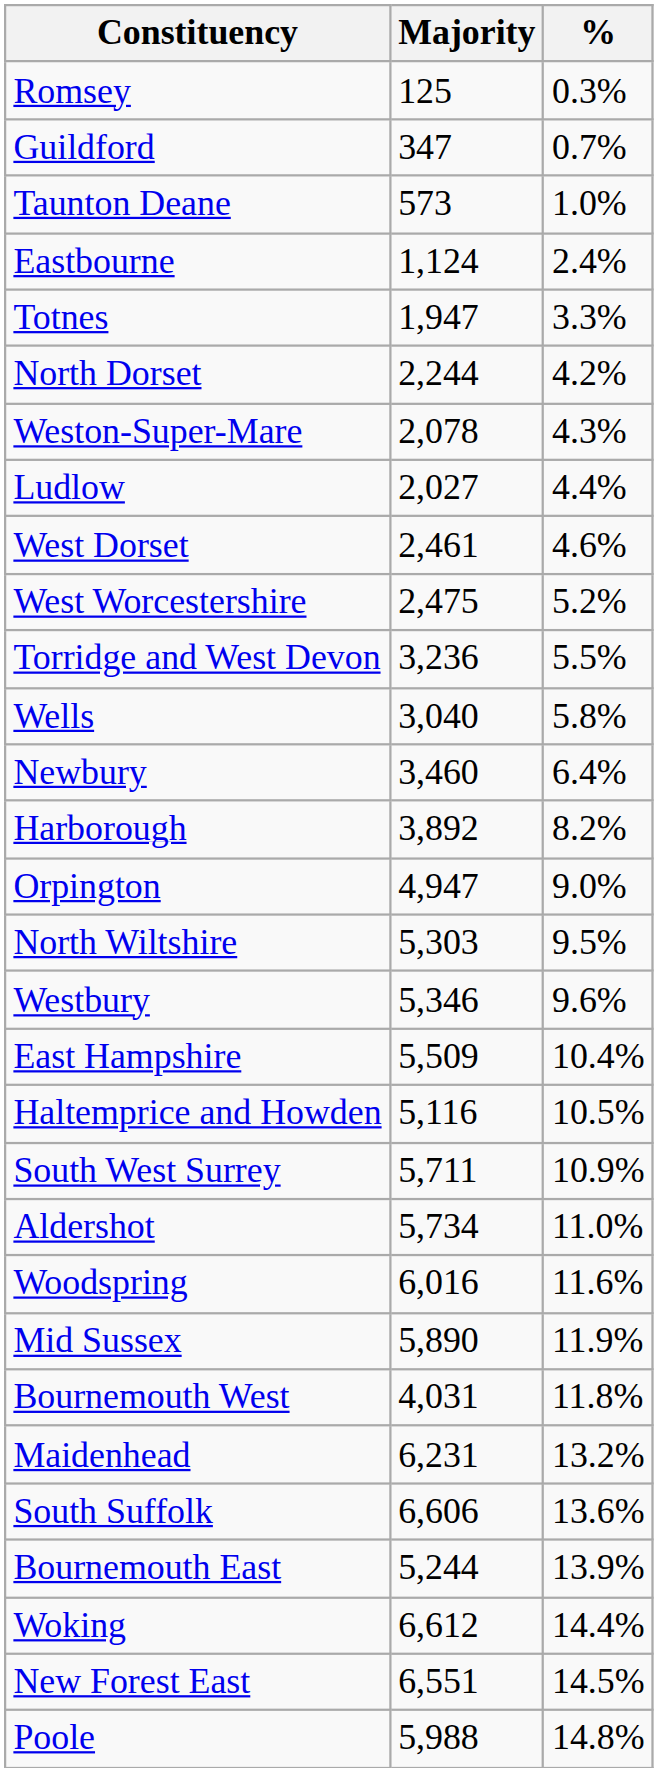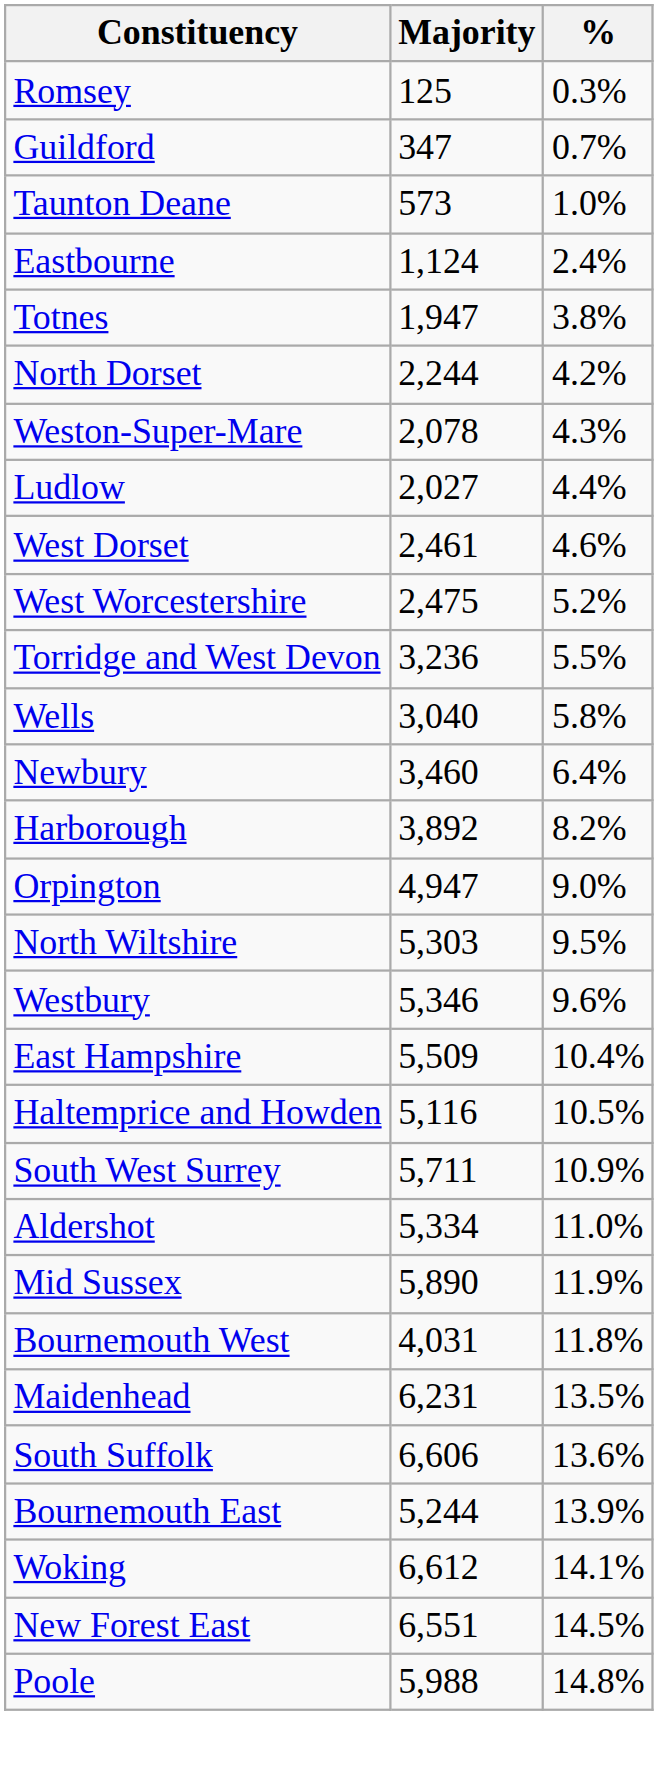(589, 317) 3.3% -> (589, 317) 3.8%
(438, 1226) 5,734 -> (438, 1226) 5,334
- row: (101, 1283)
(598, 1453) 13.2% -> (598, 1397) 13.5%
(598, 1624) 14.4% -> (598, 1567) 14.1%
